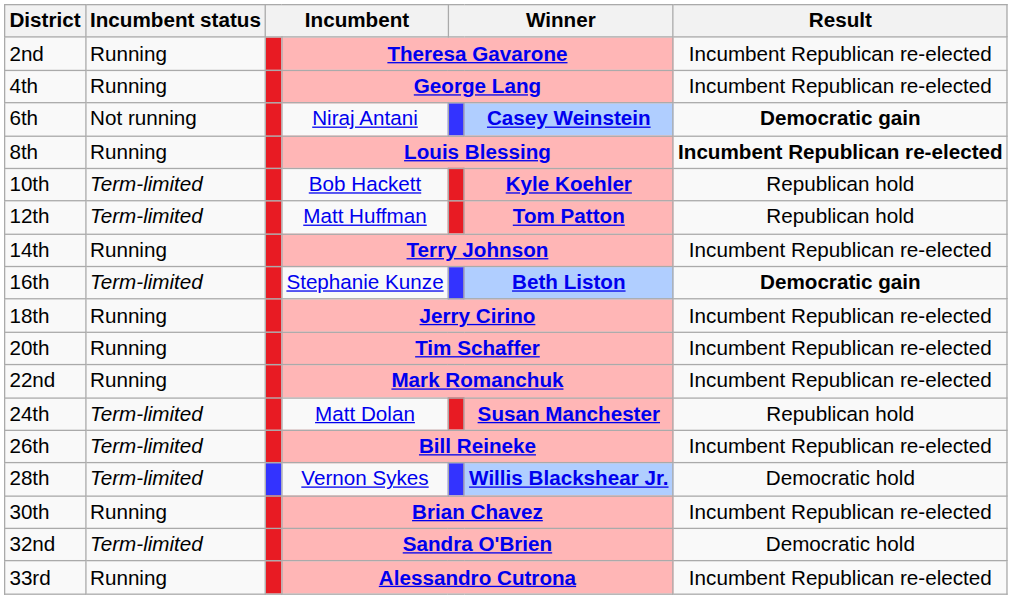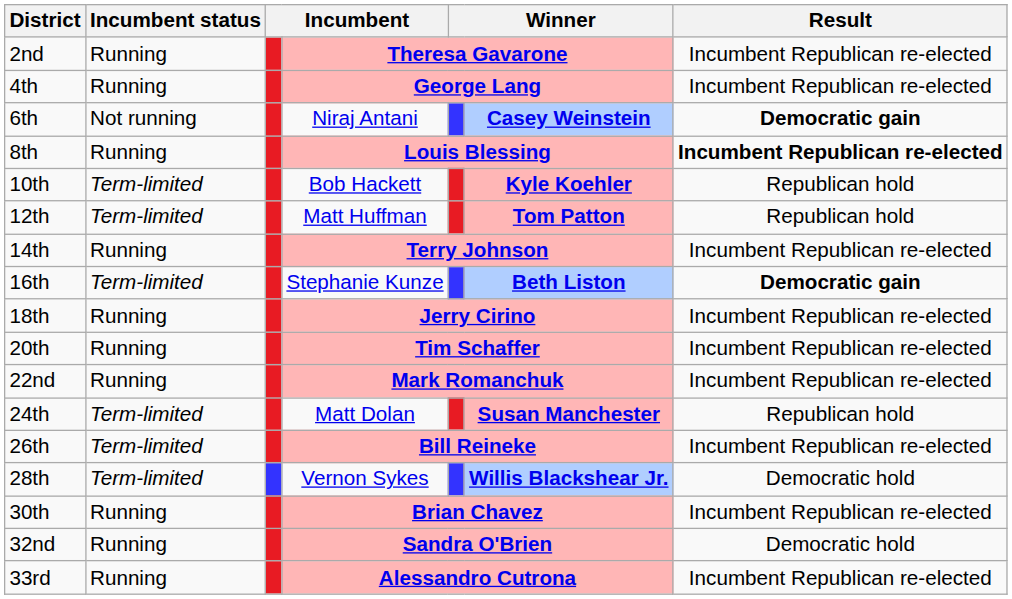(146, 544) Term-limited -> (128, 544) Running
